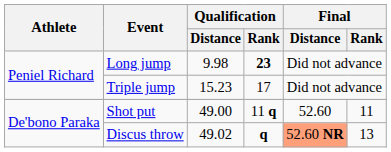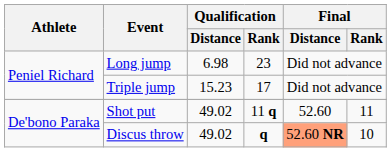(216, 63) 9.98 -> (216, 63) 6.98
(264, 63) bold -> (264, 63) normal
(216, 111) 49.00 -> (216, 111) 49.02
(366, 135) 13 -> (366, 135) 10
